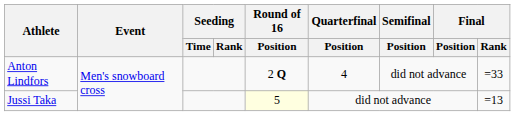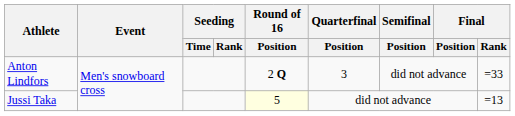(344, 74) 4 -> (344, 74) 3
